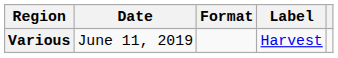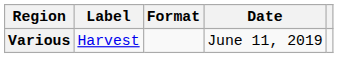columns swapped: (135, 17) <-> (292, 17)
